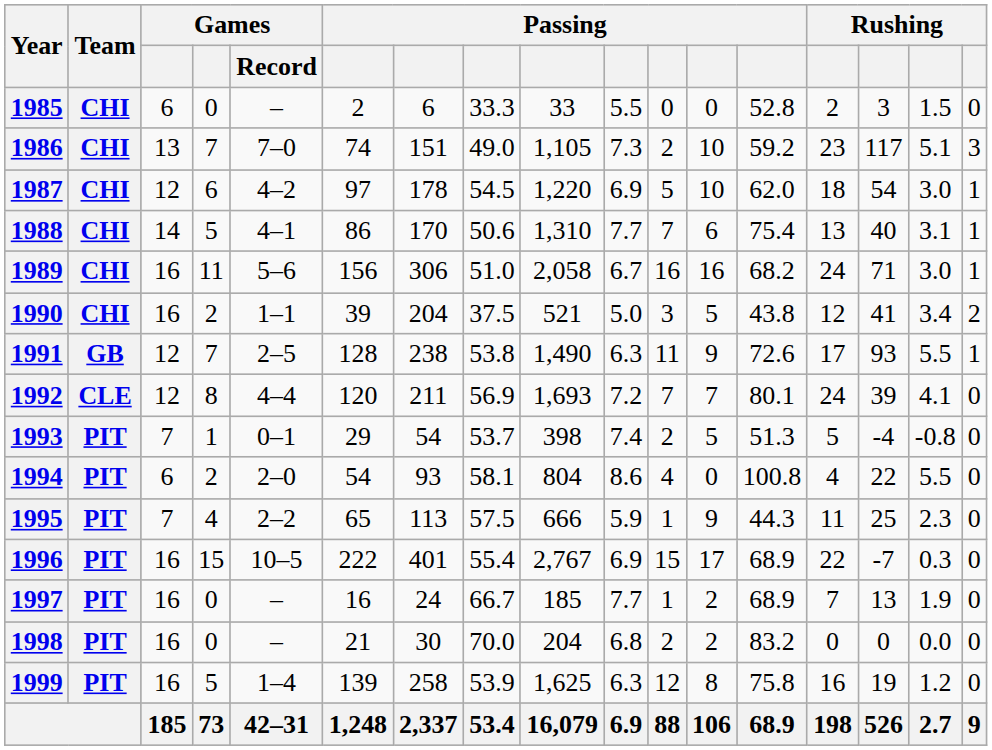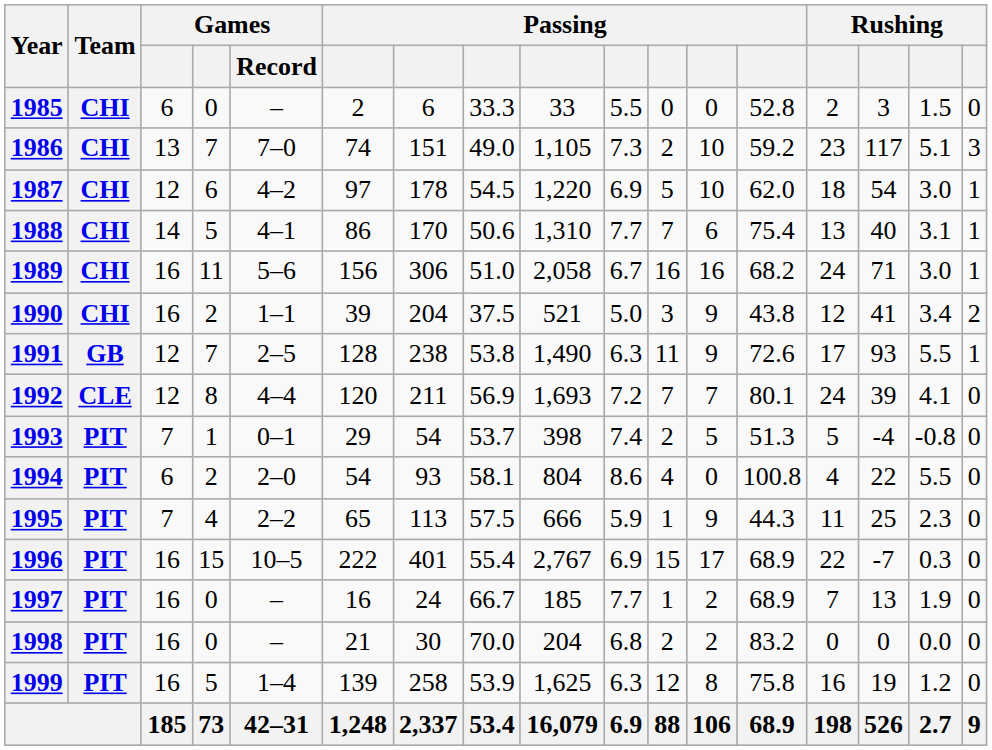(711, 312) 5 -> (711, 312) 9
